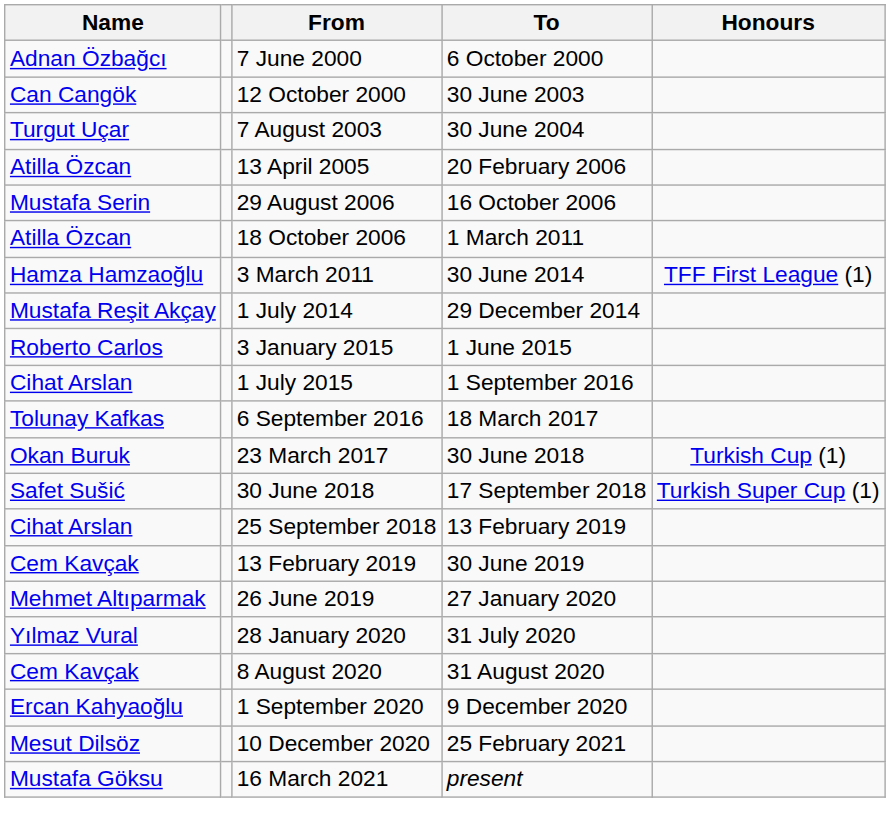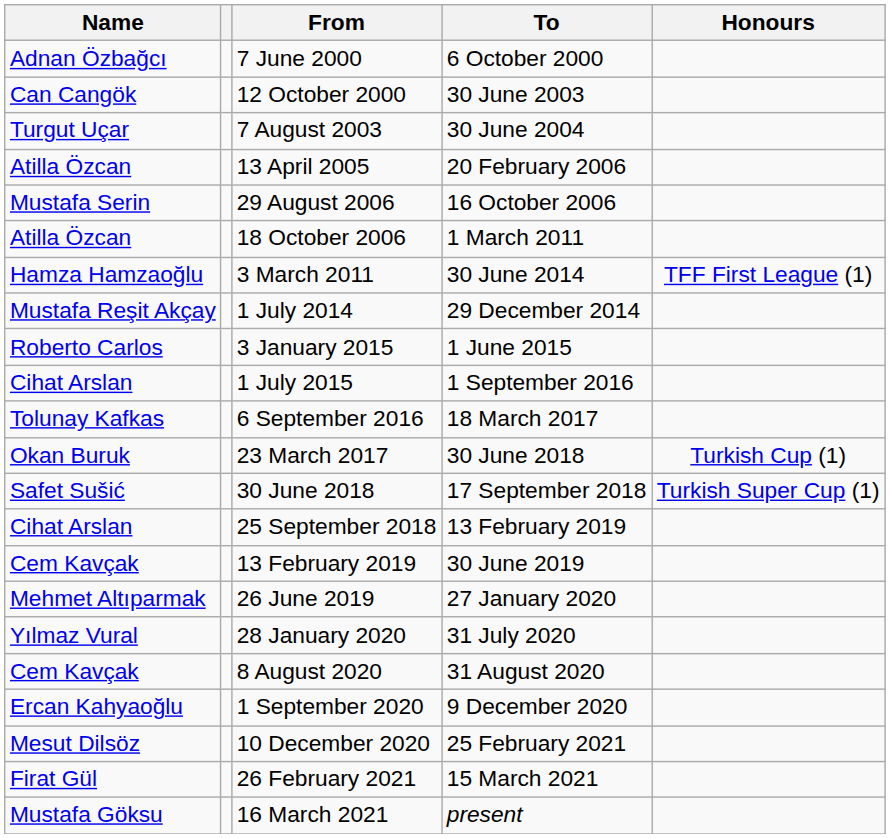+ row: (326, 779)
